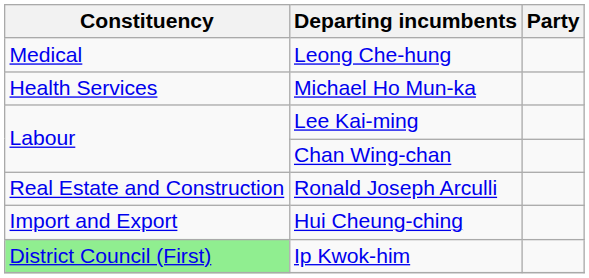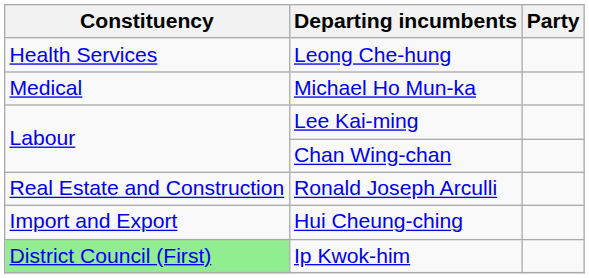(46, 54) Medical -> (83, 54) Health Services
(83, 88) Health Services -> (46, 88) Medical
